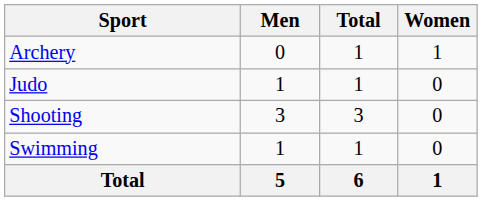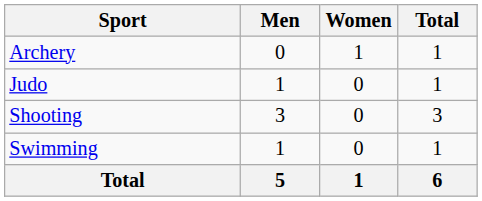columns swapped: (437, 20) <-> (359, 20)
